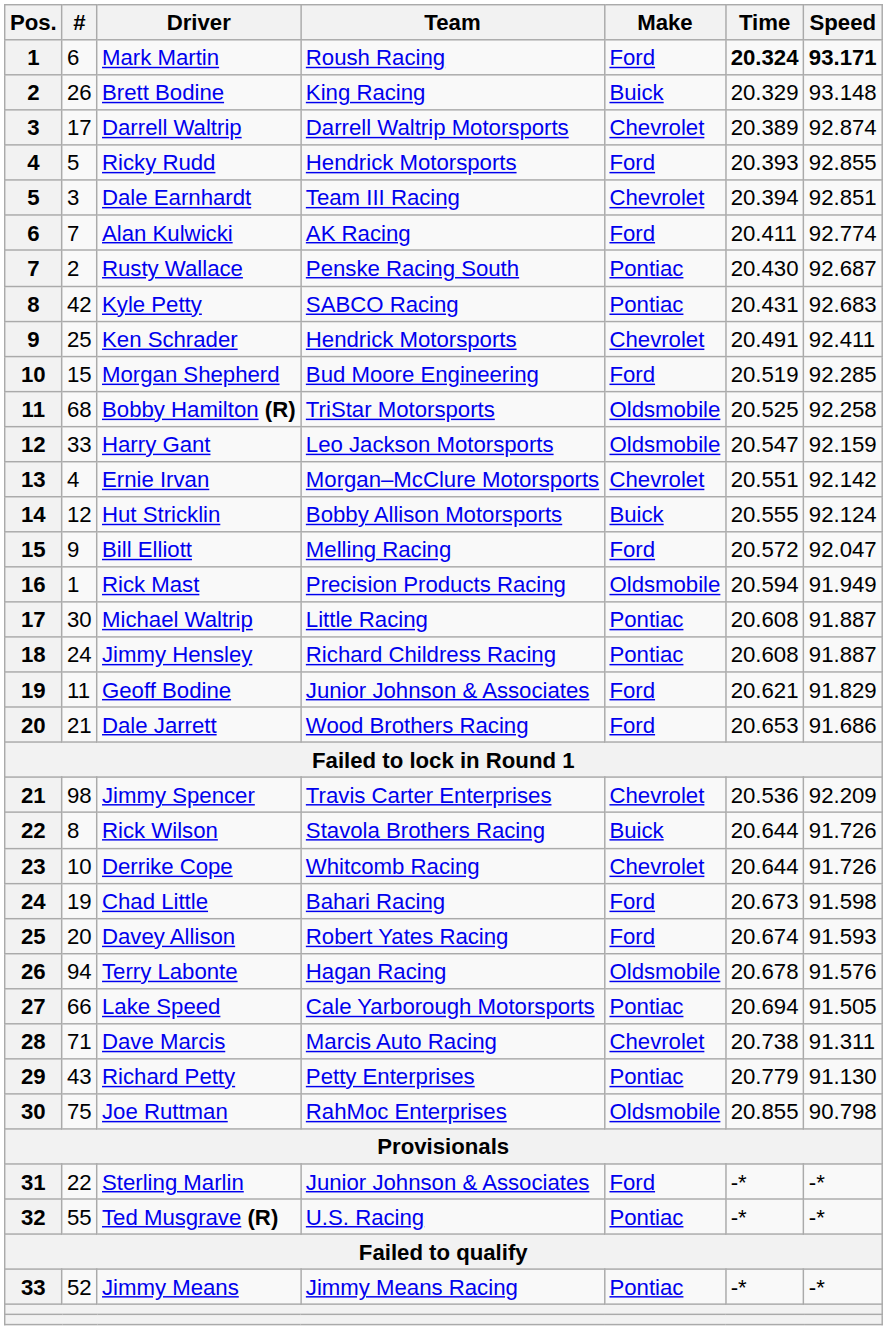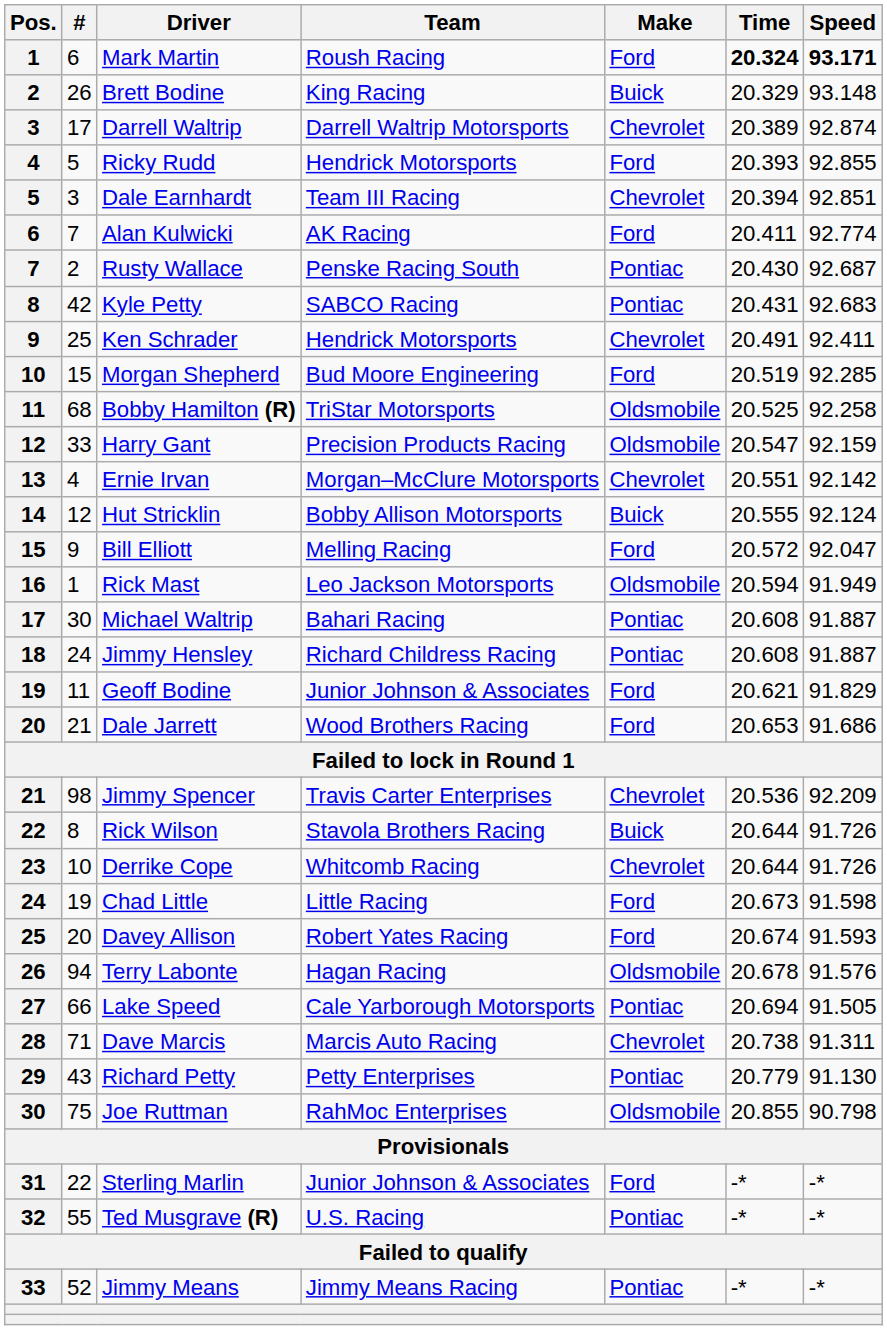(430, 444) Leo Jackson Motorsports -> (436, 444) Precision Products Racing
(436, 585) Precision Products Racing -> (430, 585) Leo Jackson Motorsports
(367, 620) Little Racing -> (376, 620) Bahari Racing
(376, 901) Bahari Racing -> (367, 901) Little Racing
